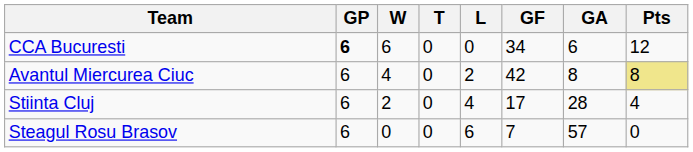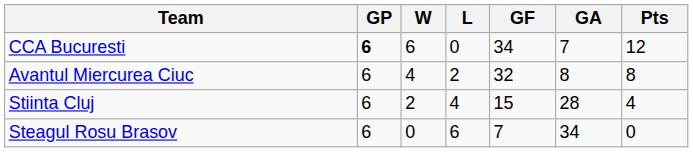- column: (439, 18)
(573, 47) 6 -> (565, 47) 7
(516, 75) 42 -> (503, 75) 32
(635, 75) khaki background -> (631, 75) no background
(516, 103) 17 -> (503, 103) 15
(578, 132) 57 -> (570, 132) 34
